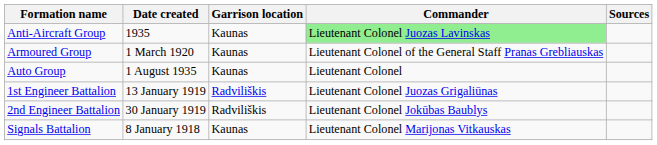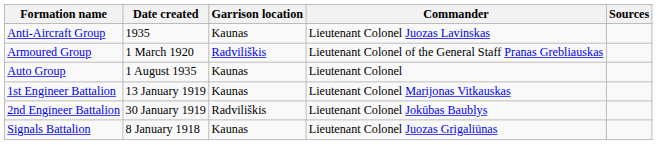(399, 33) lightgreen background -> (399, 33) no background
(230, 52) Kaunas -> (239, 52) Radviliškis
(239, 91) Radviliškis -> (230, 91) Kaunas
(403, 91) Lieutenant Colonel Juozas Grigaliūnas -> (410, 91) Lieutenant Colonel Marijonas Vitkauskas
(410, 129) Lieutenant Colonel Marijonas Vitkauskas -> (403, 129) Lieutenant Colonel Juozas Grigaliūnas
